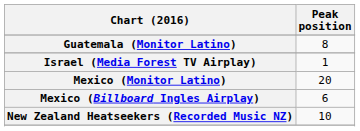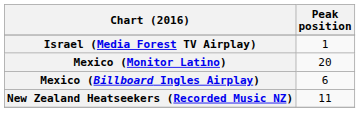- row: (150, 44)
(325, 116) 10 -> (325, 98) 11
